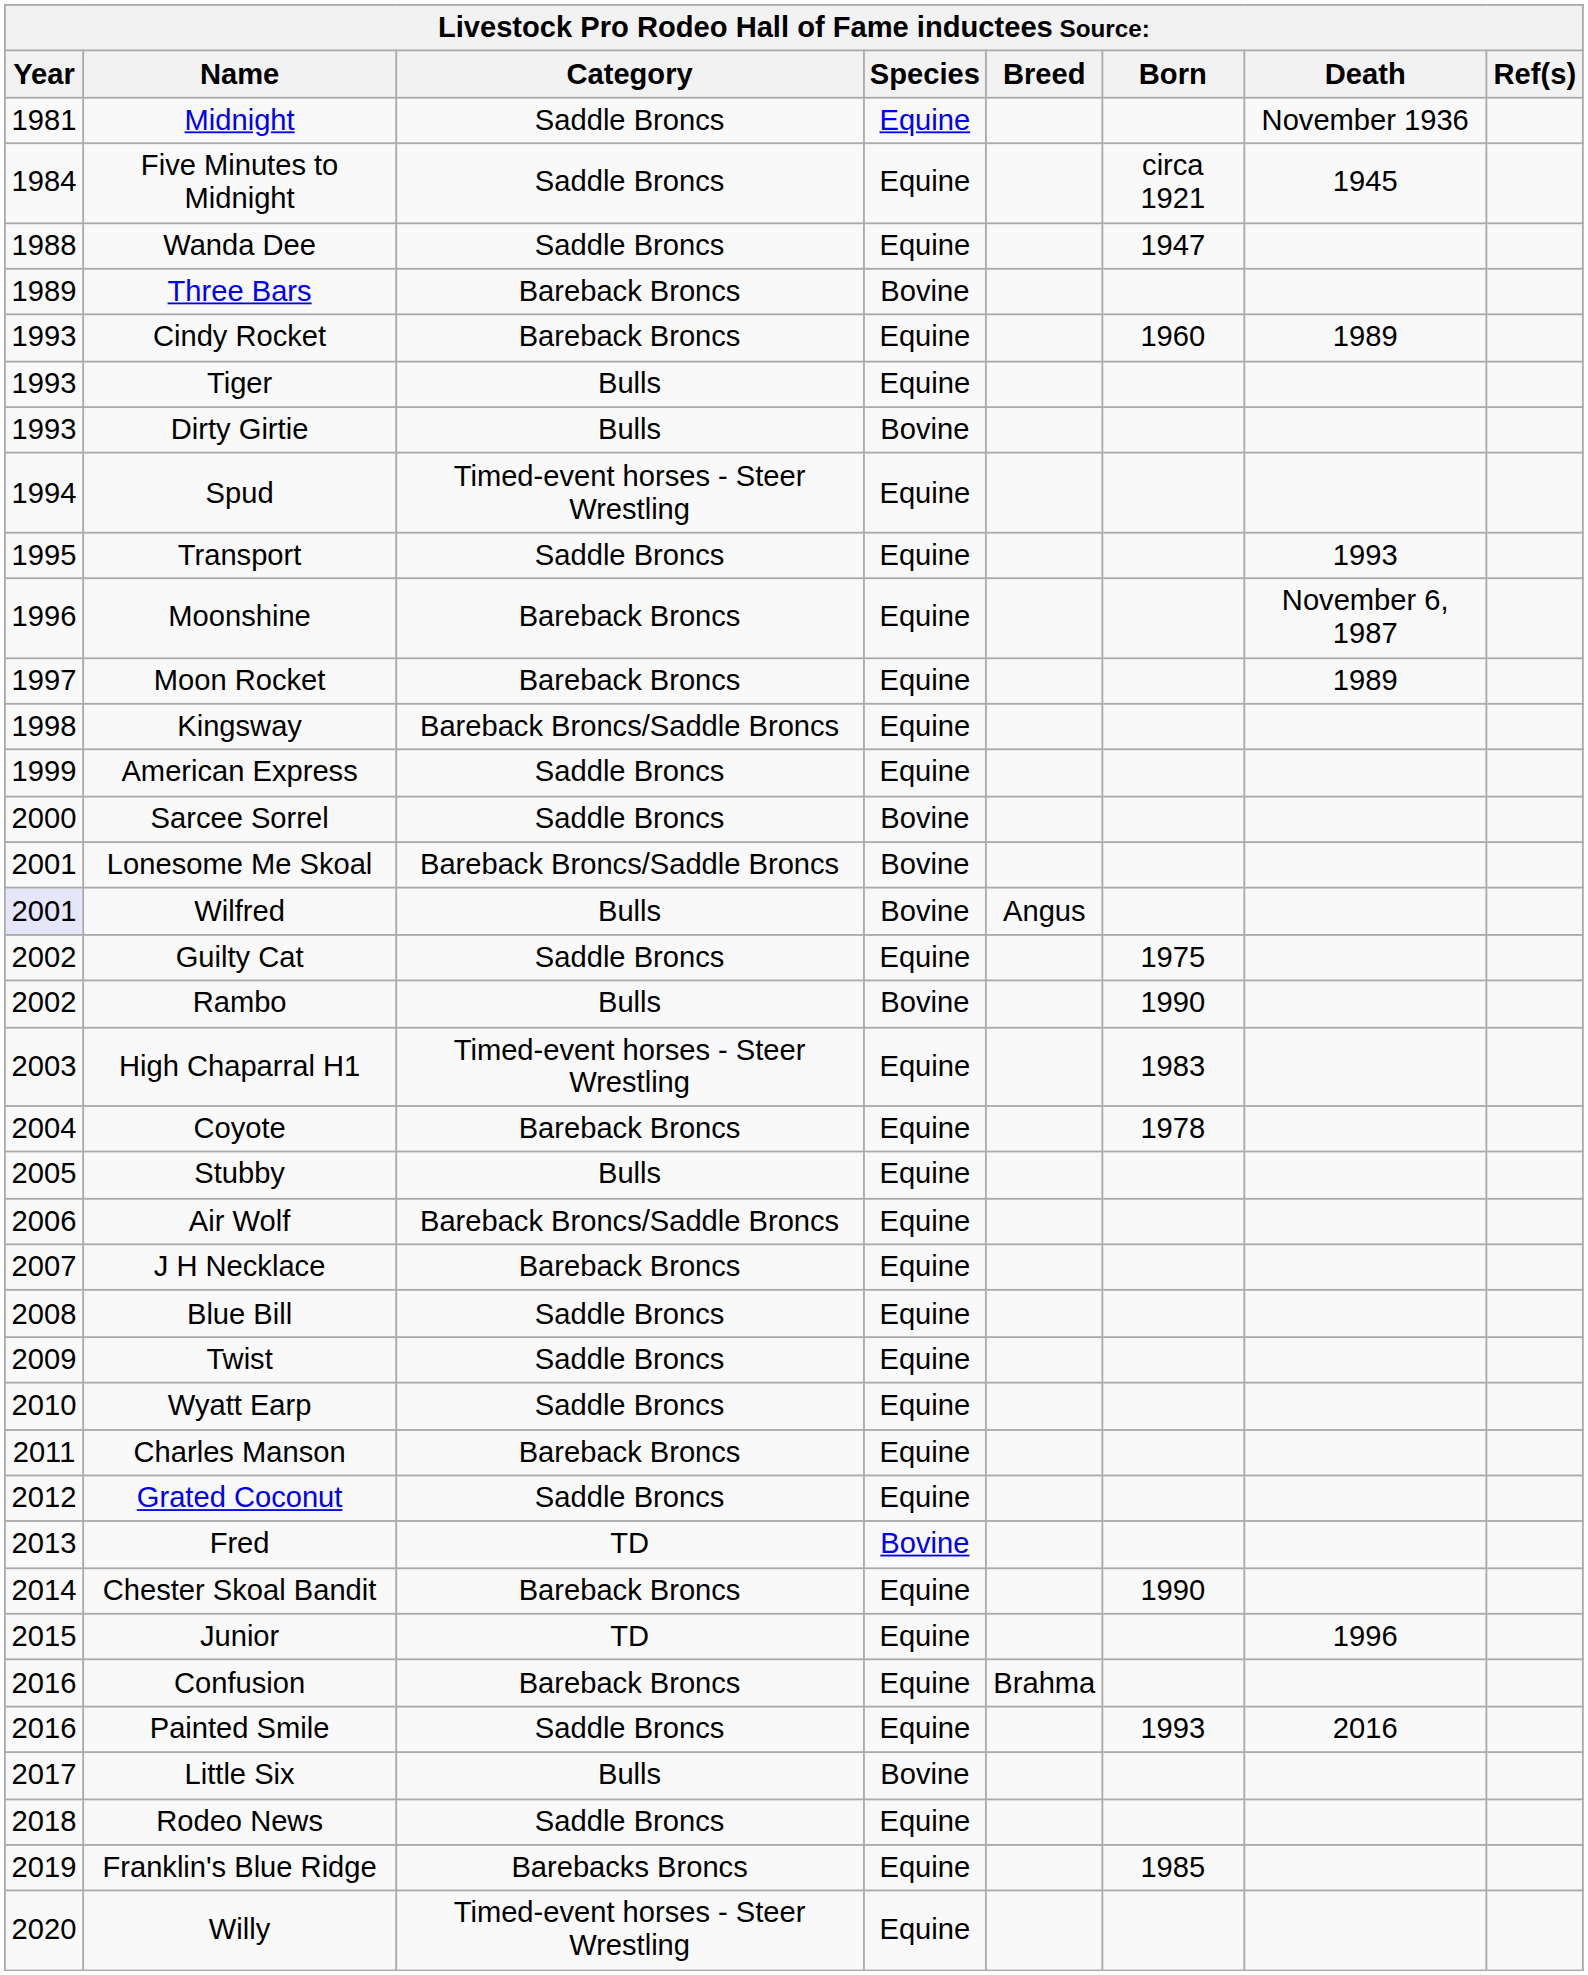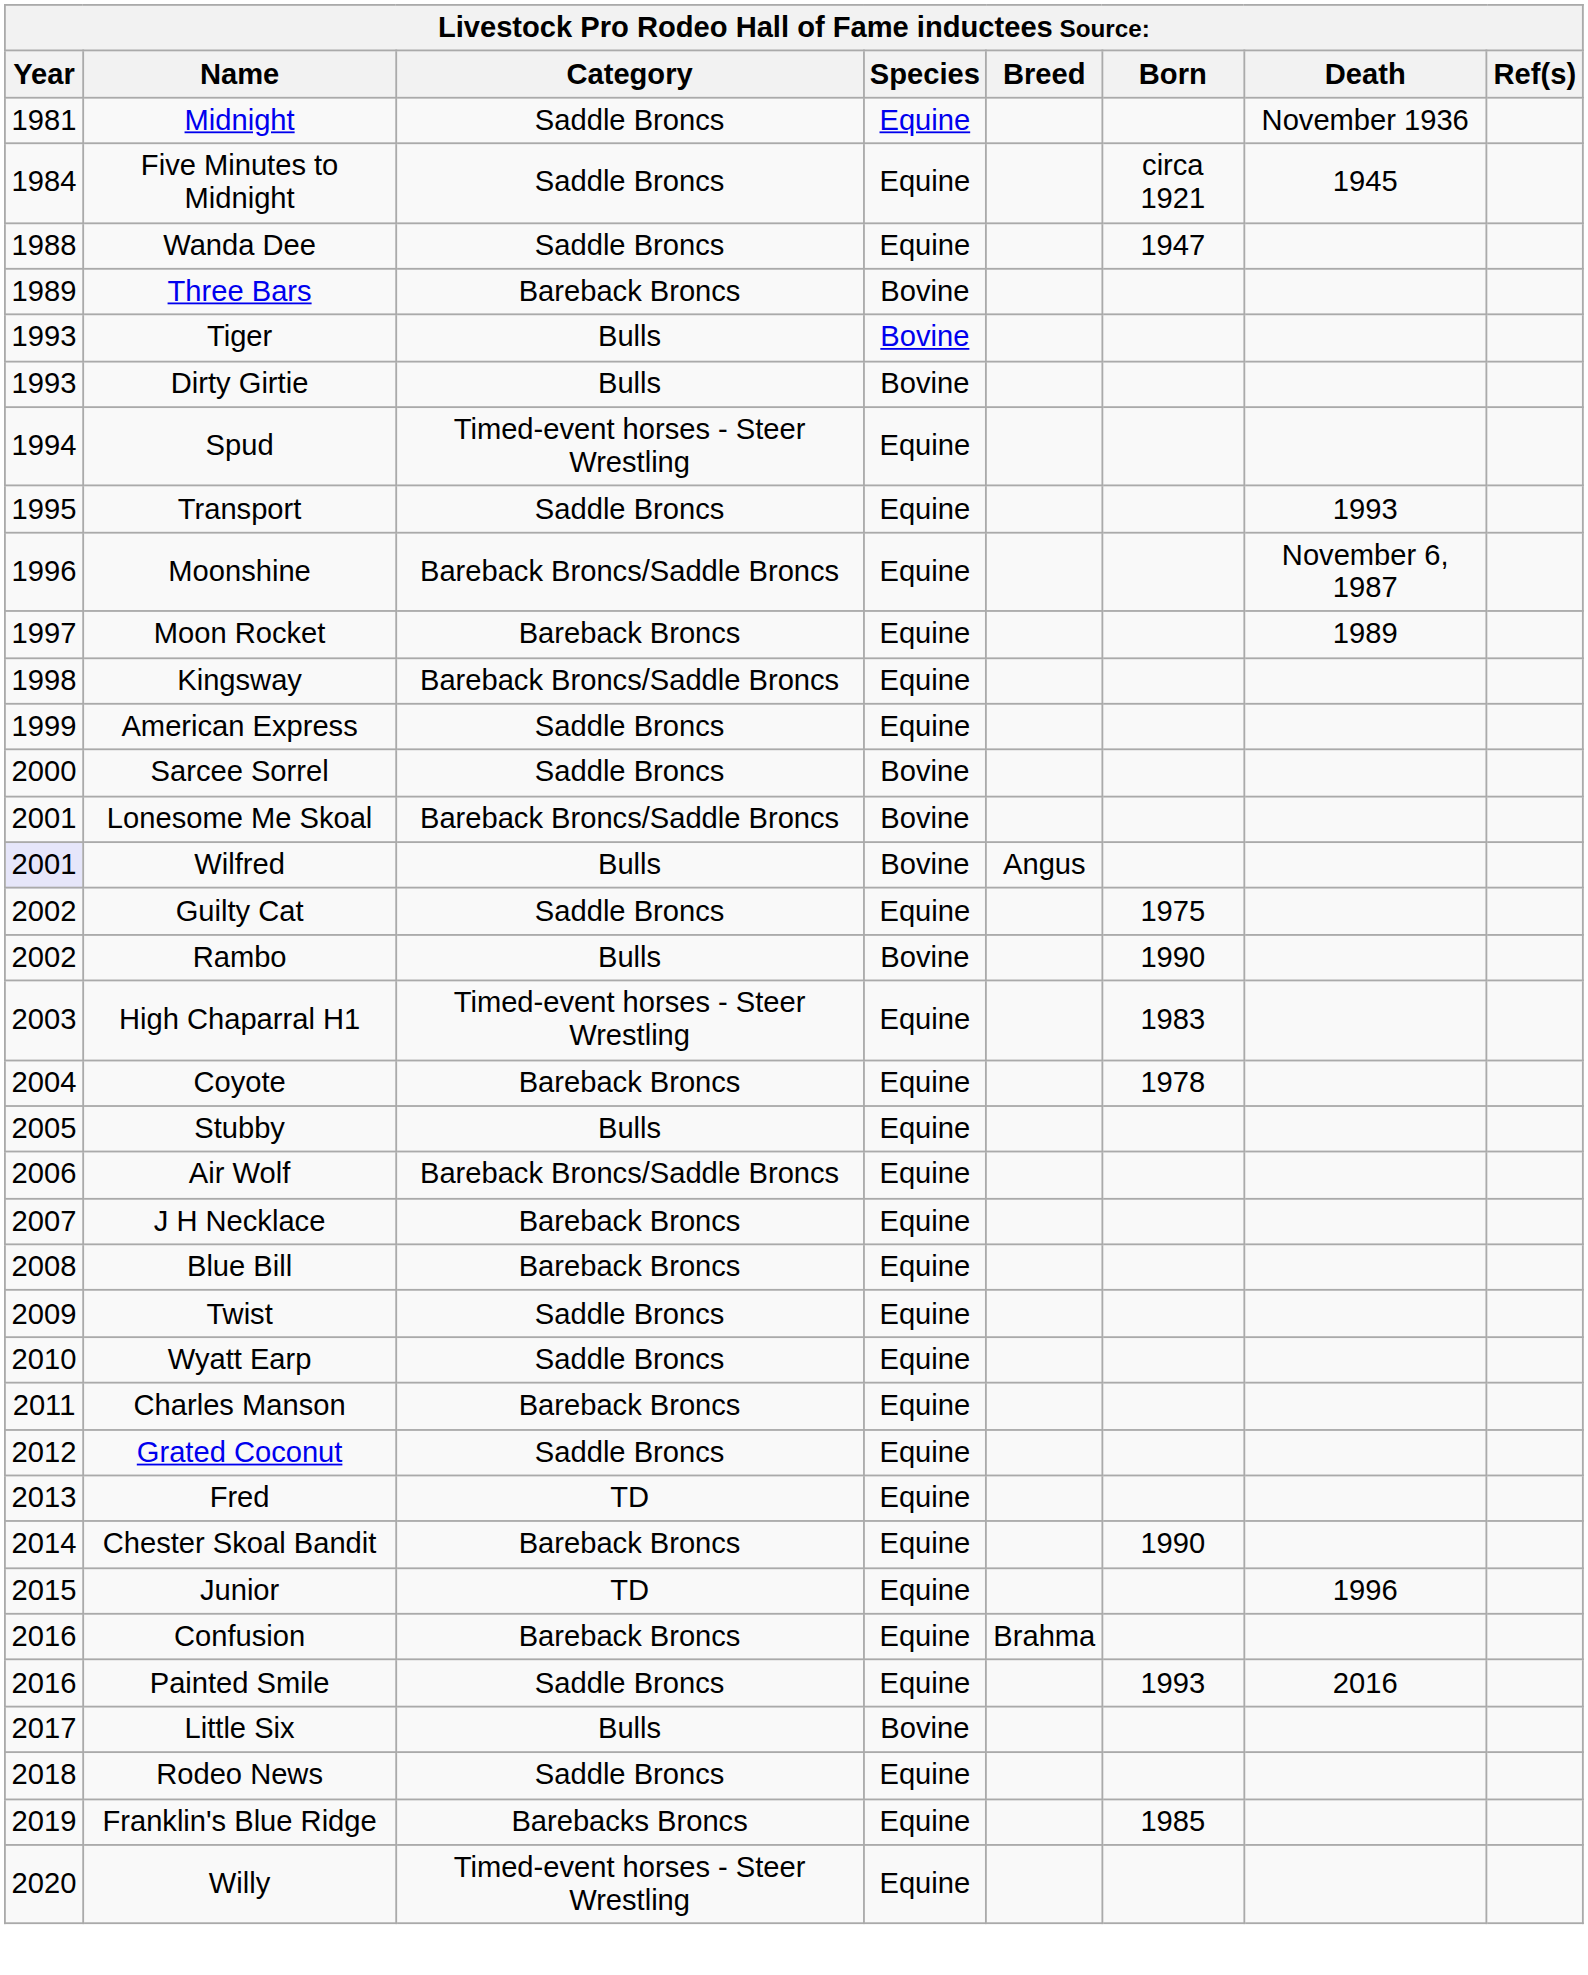- row: (240, 337)
(925, 383) Equine -> (925, 337) Bovine
(630, 617) Bareback Broncs -> (630, 571) Bareback Broncs/Saddle Broncs
(630, 1313) Saddle Broncs -> (630, 1267) Bareback Broncs
(925, 1544) Bovine -> (925, 1497) Equine
